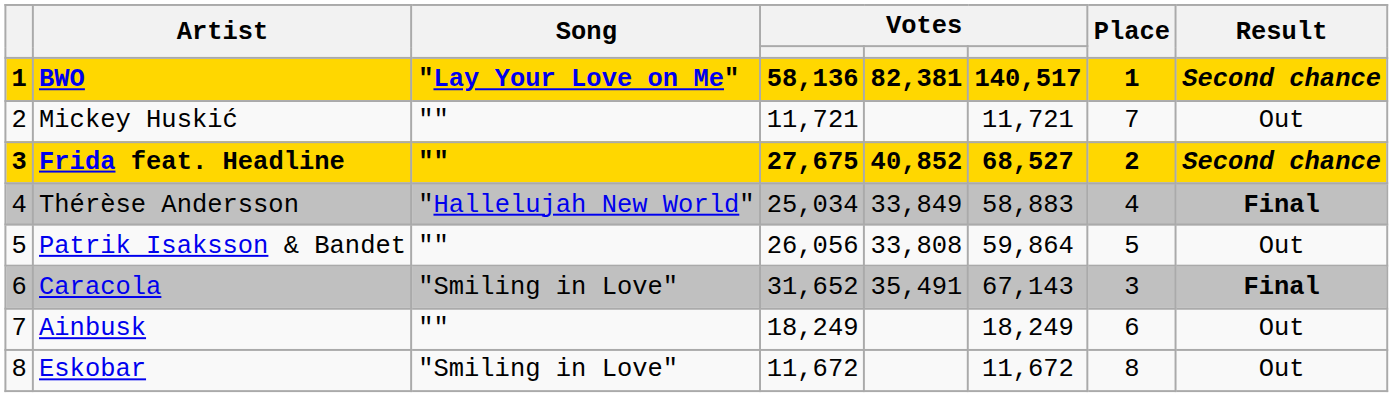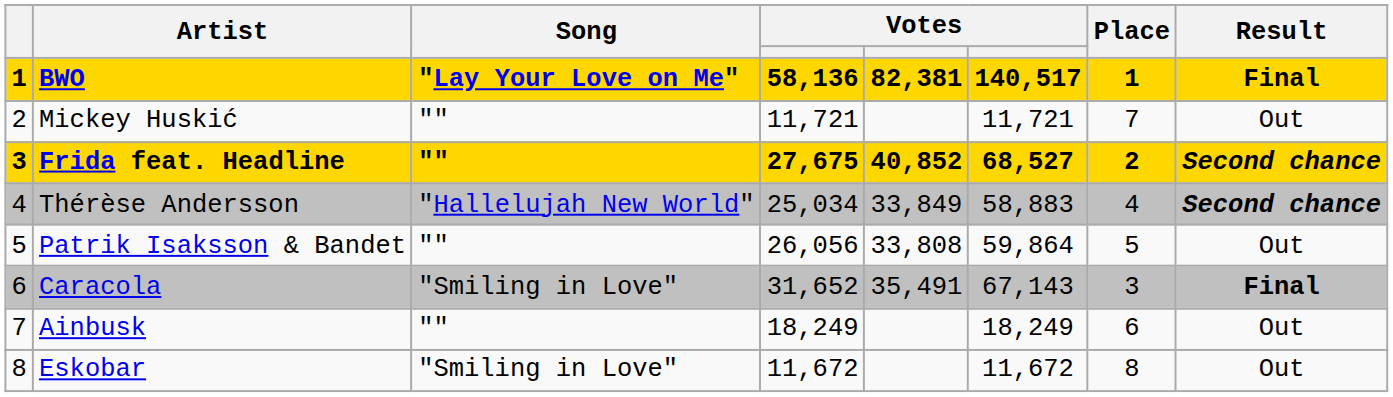(1282, 79) Second chance -> (1282, 79) Final
(1282, 204) Final -> (1282, 204) Second chance
